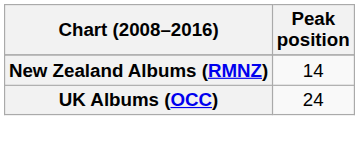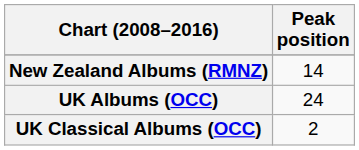+ row: (139, 129)
